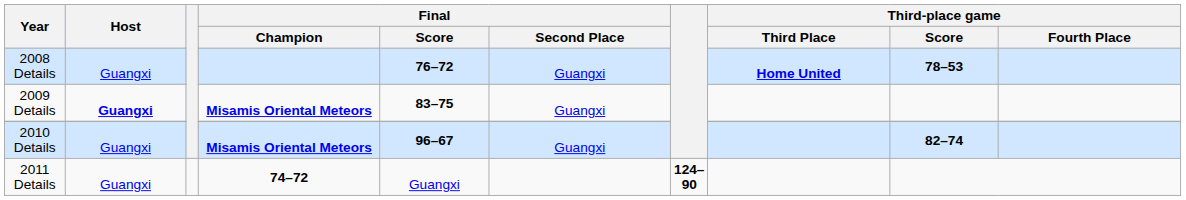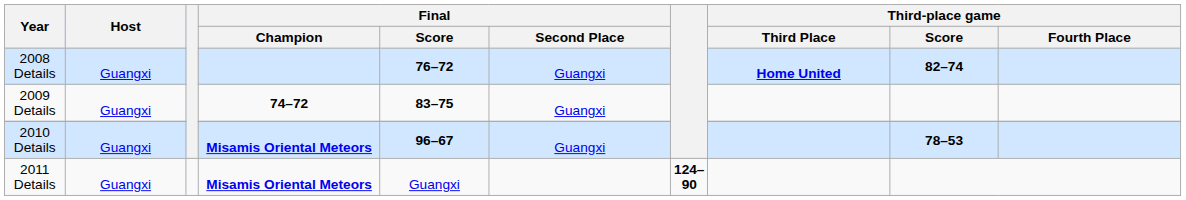(944, 66) 78–53 -> (944, 66) 82–74
(126, 111) bold -> (126, 111) normal
(289, 111) Misamis Oriental Meteors -> (289, 103) 74–72
(944, 140) 82–74 -> (944, 140) 78–53
(289, 177) 74–72 -> (289, 185) Misamis Oriental Meteors
